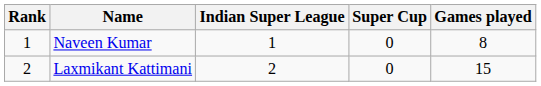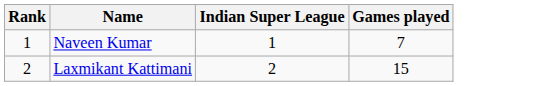- column: (390, 17)
(483, 42) 8 -> (401, 42) 7
